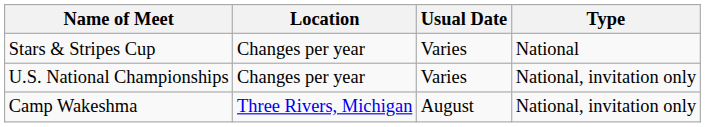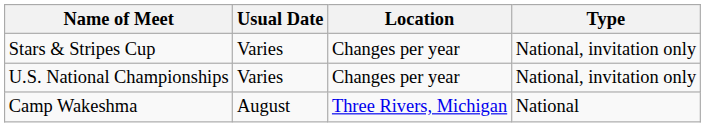columns swapped: (464, 19) <-> (325, 19)
(547, 48) National -> (606, 48) National, invitation only
(606, 106) National, invitation only -> (547, 106) National
